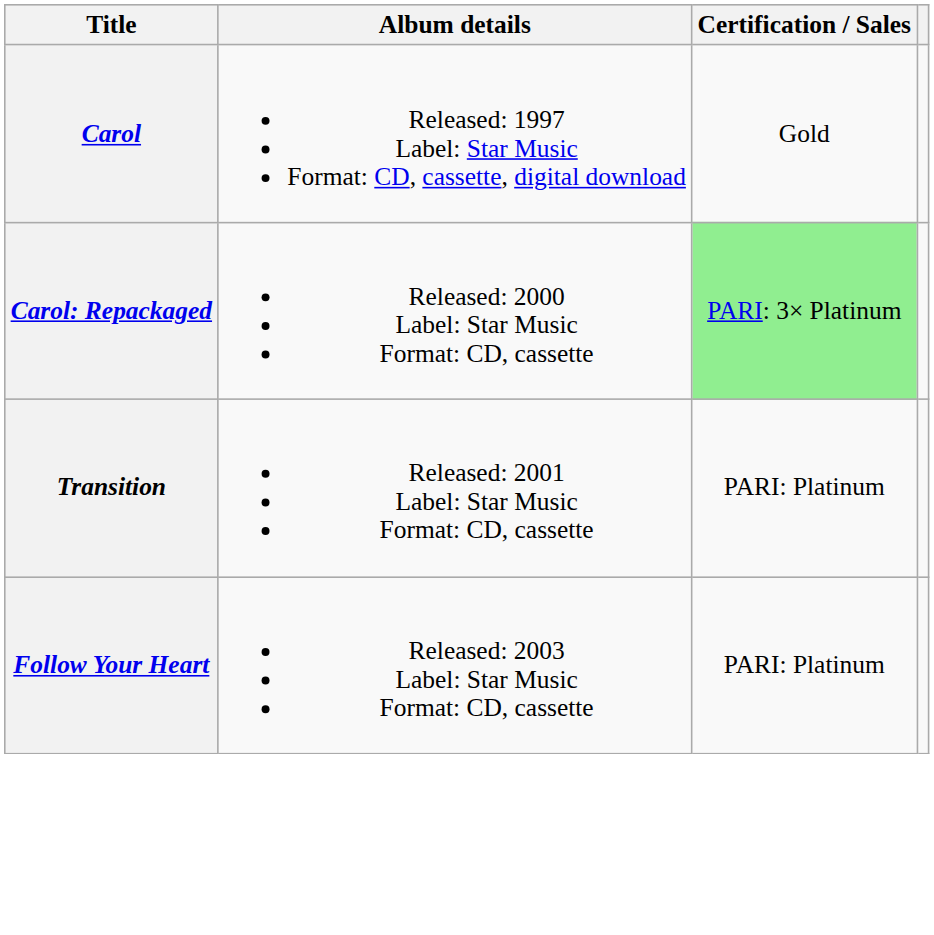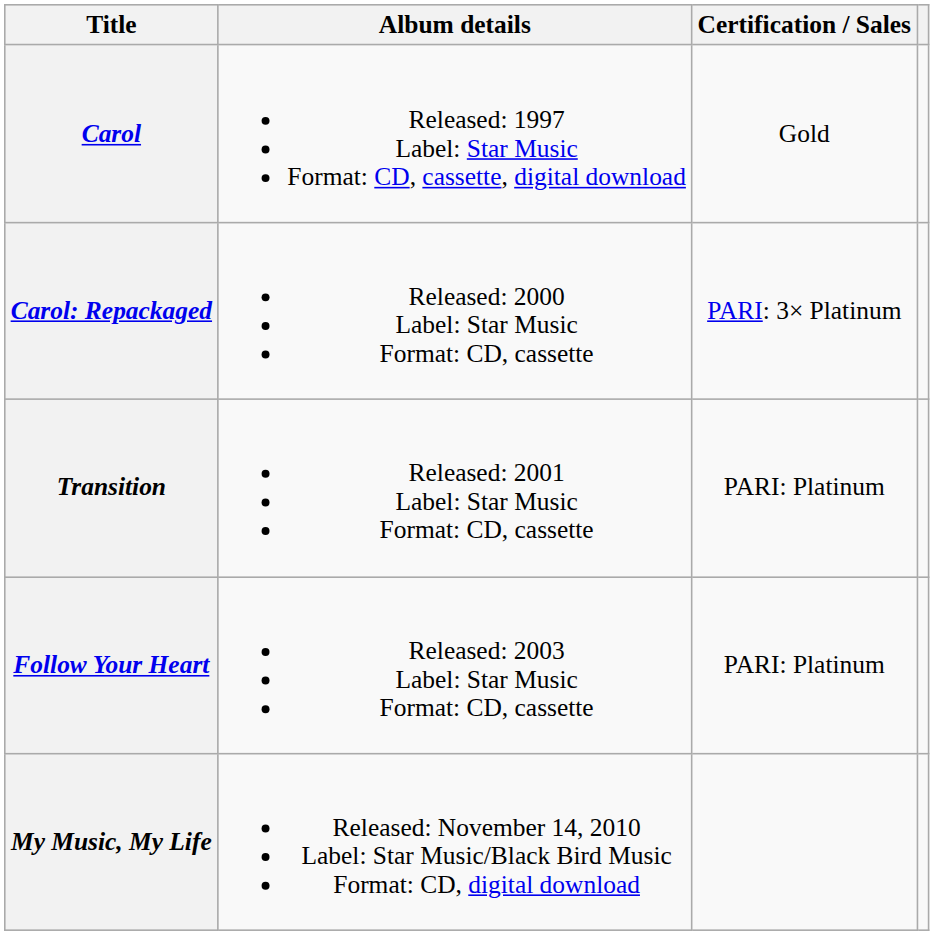(804, 310) lightgreen background -> (804, 310) no background
+ row: (111, 841)
